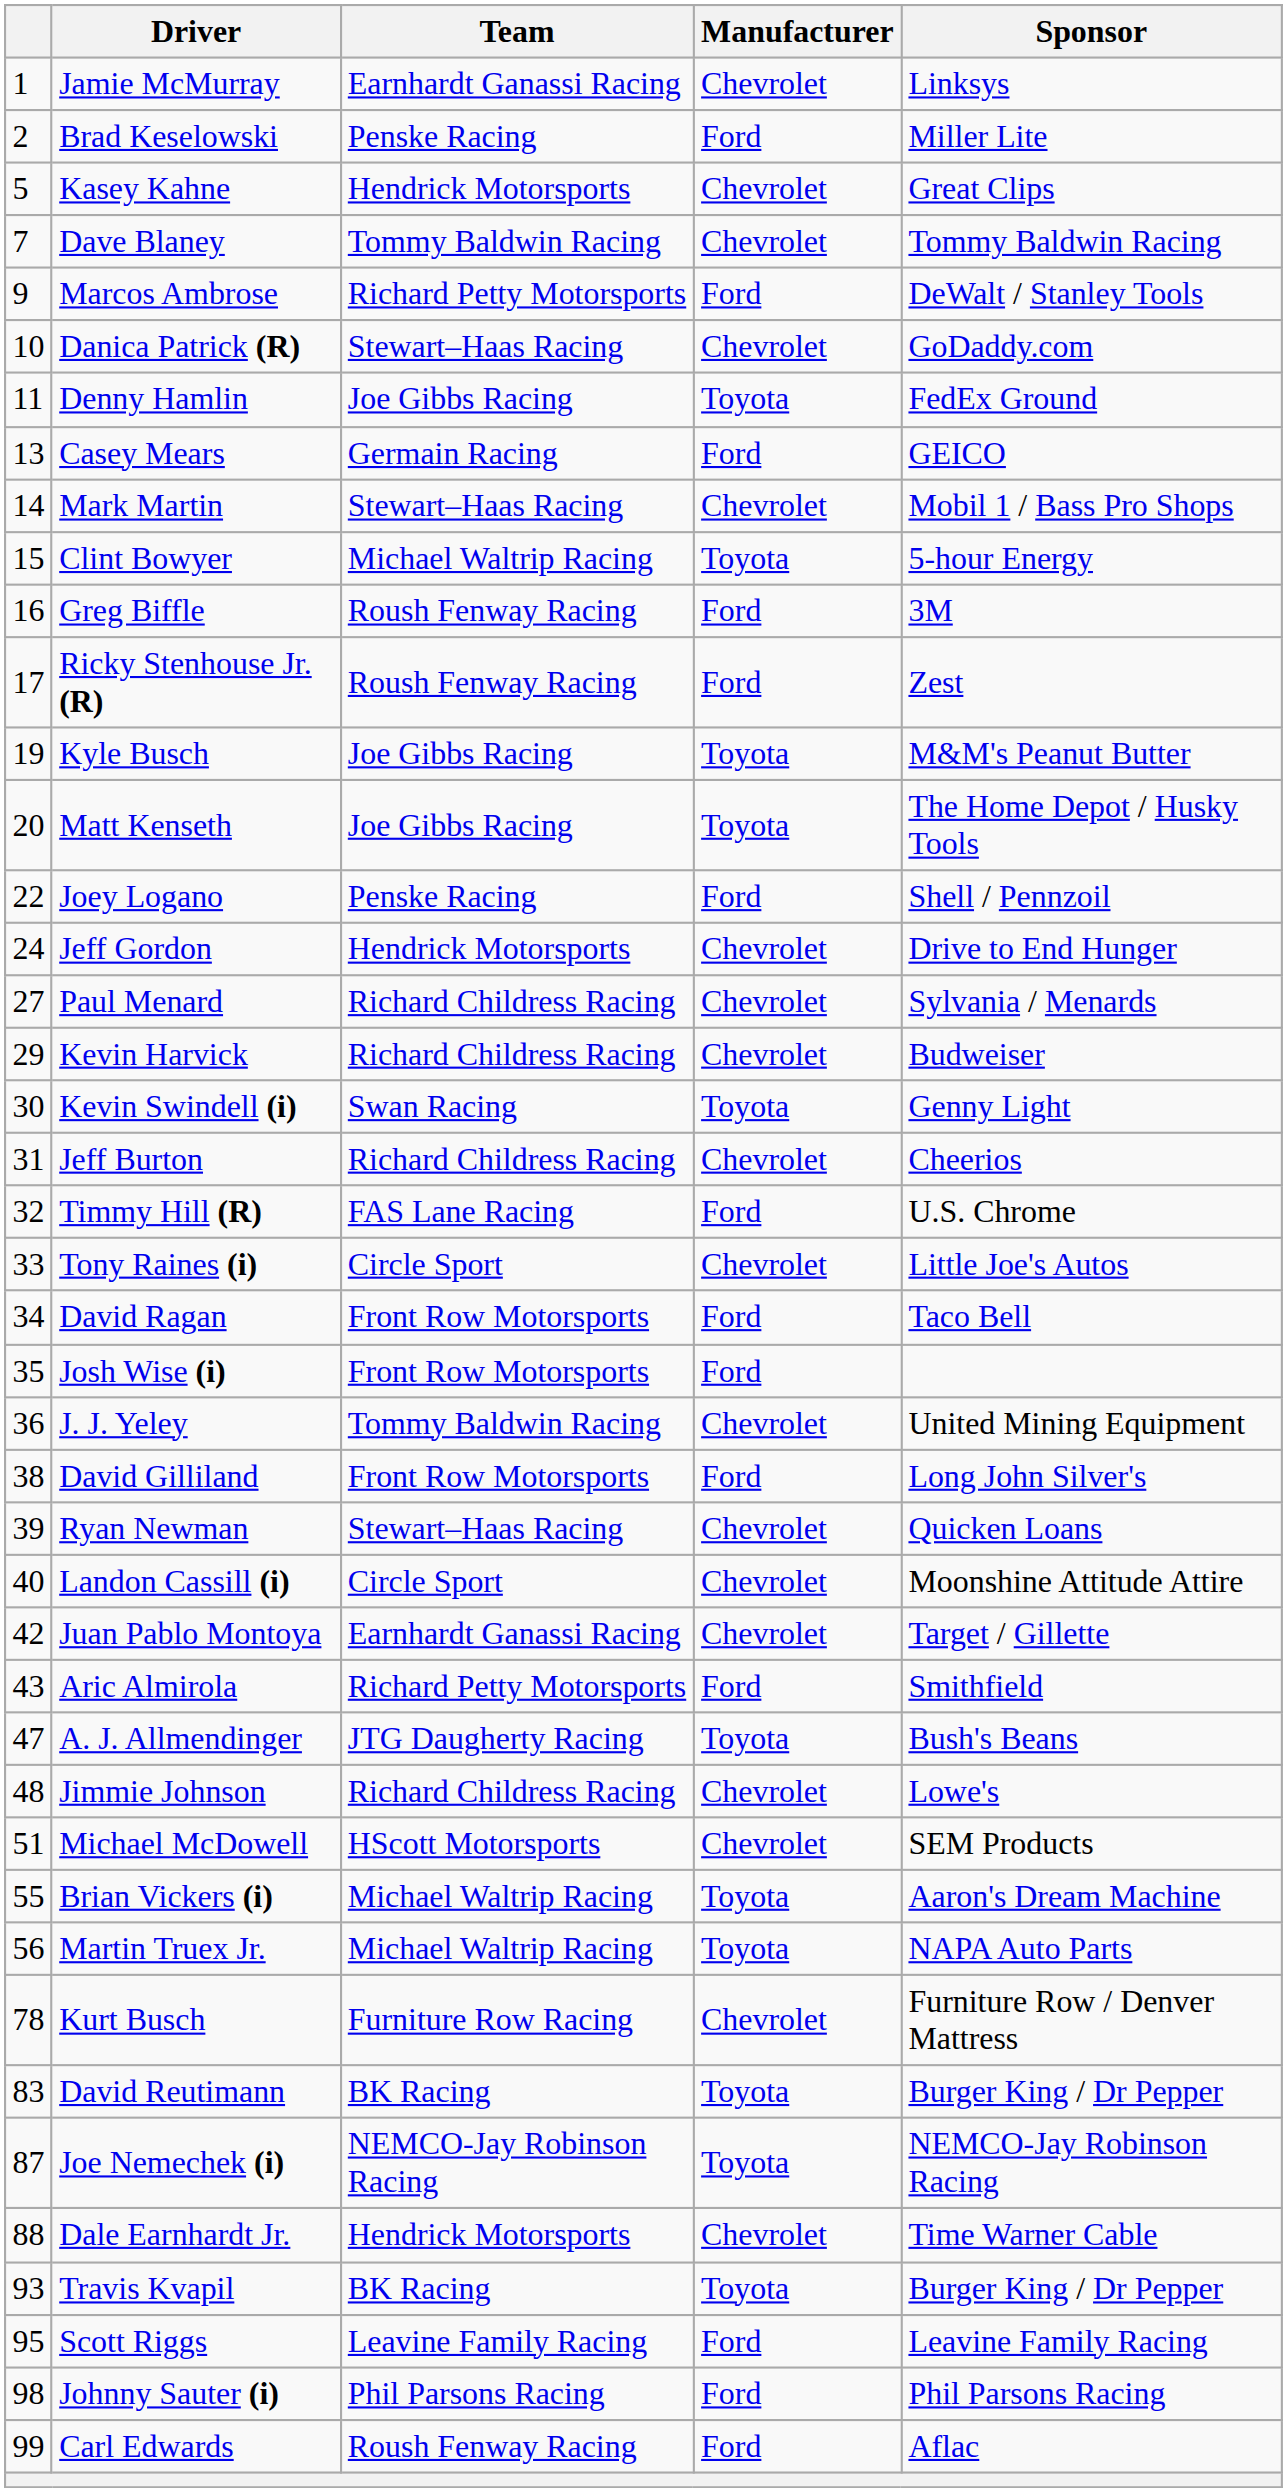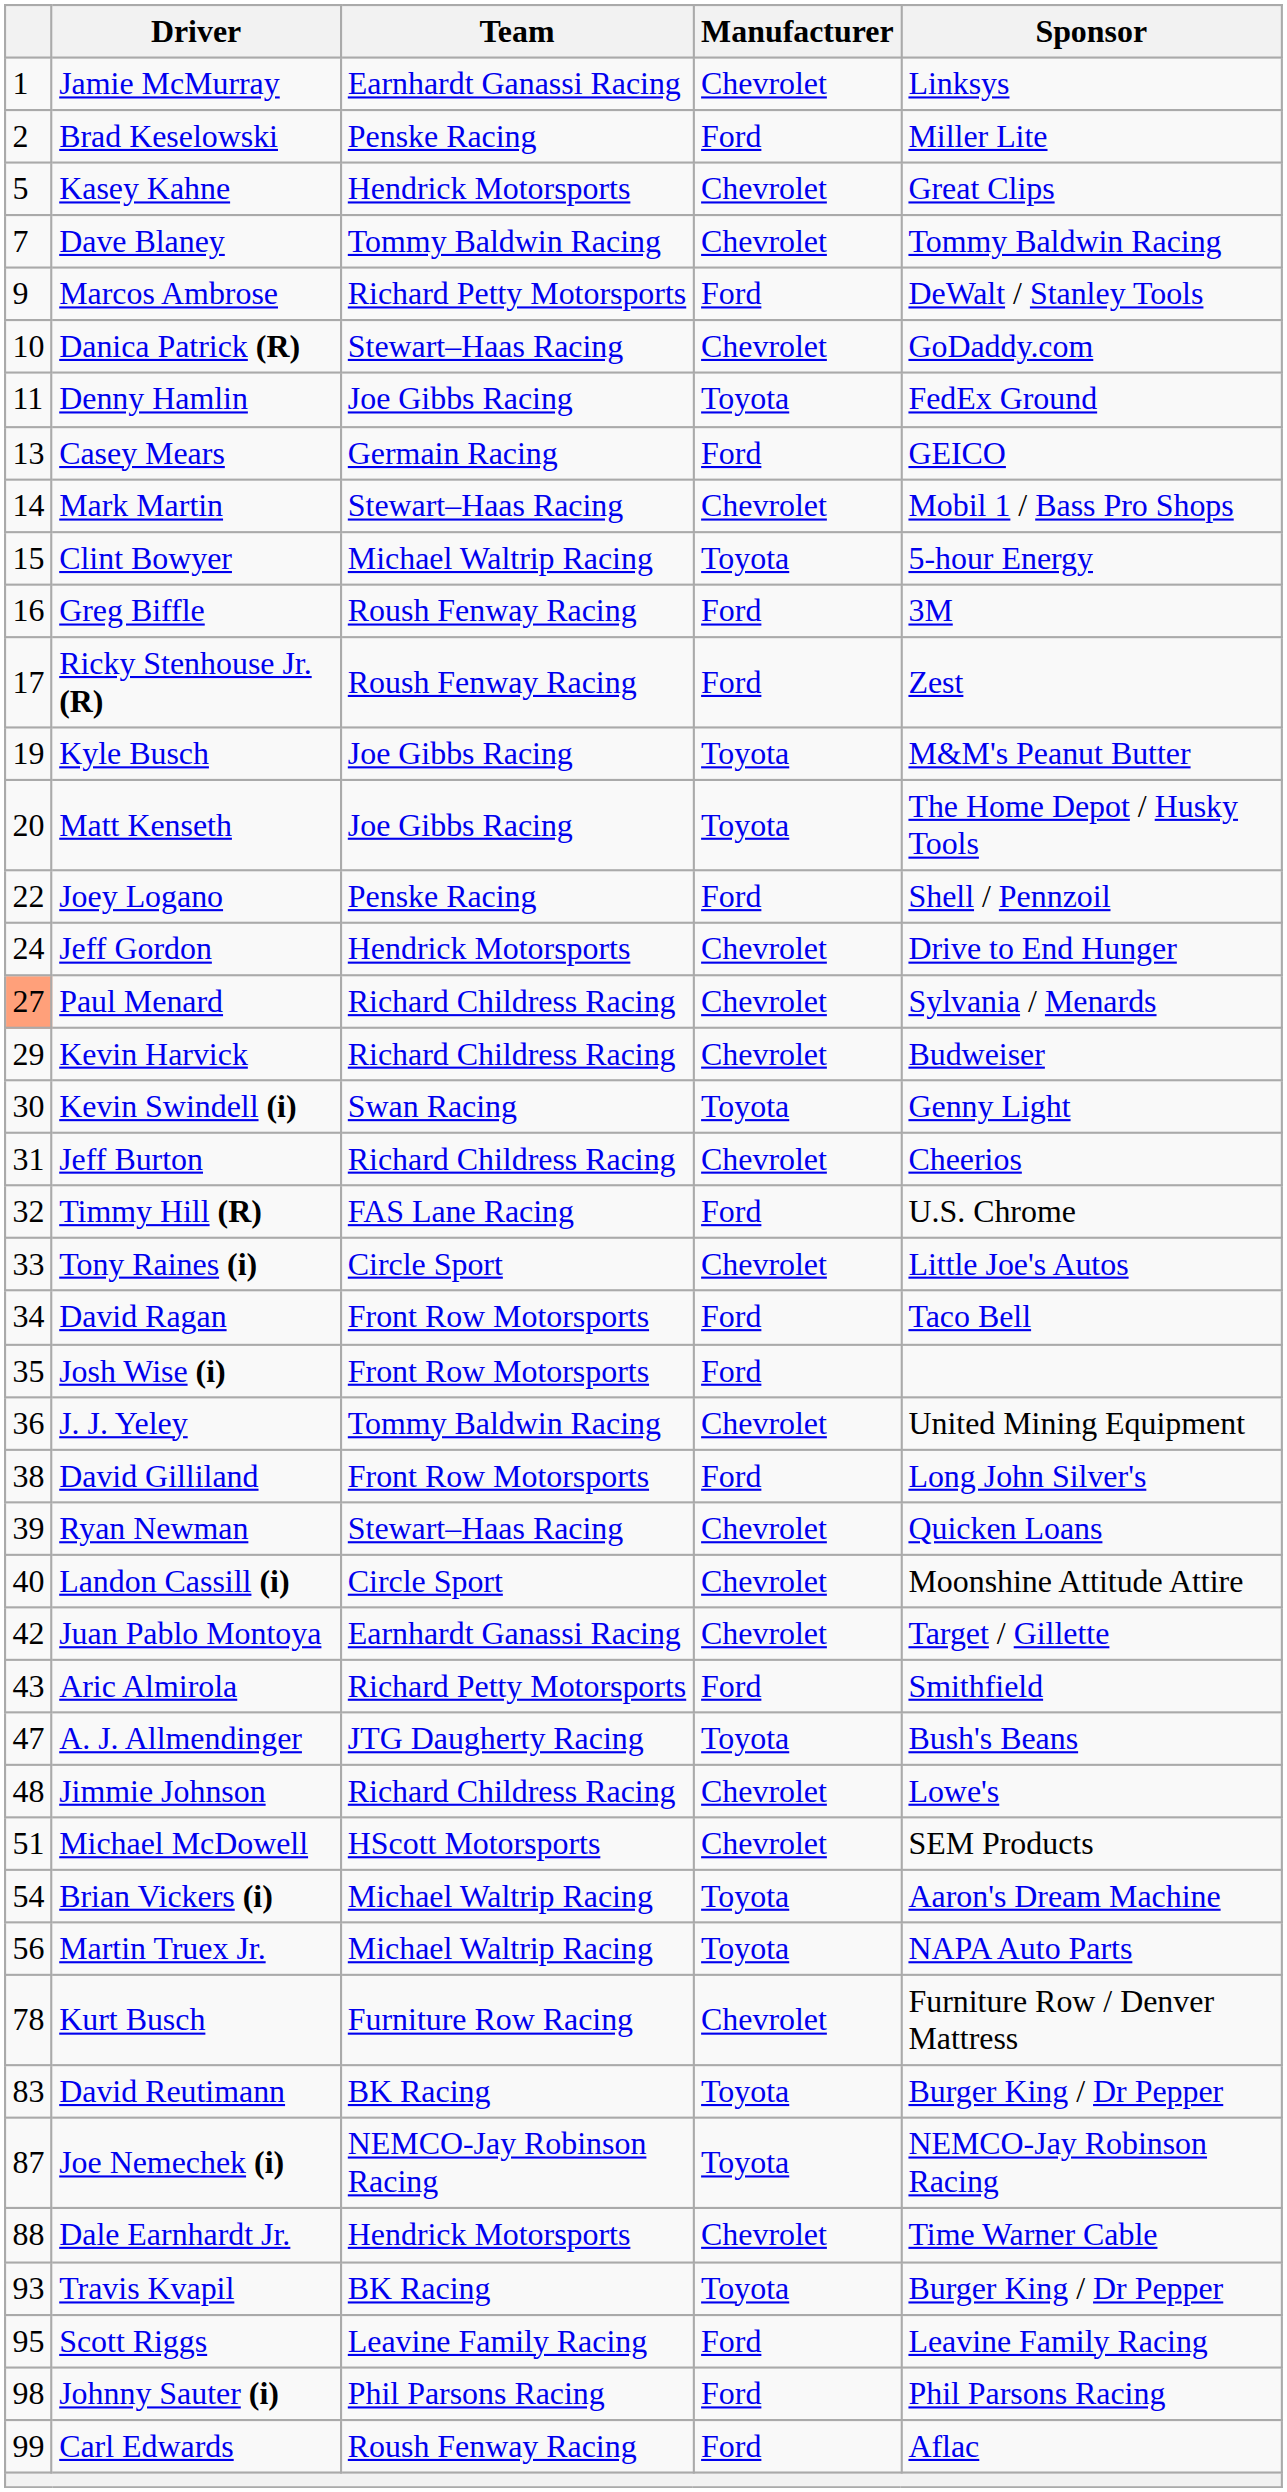(28, 1001) no background -> (28, 1001) lightsalmon background
(28, 1896) 55 -> (28, 1896) 54
